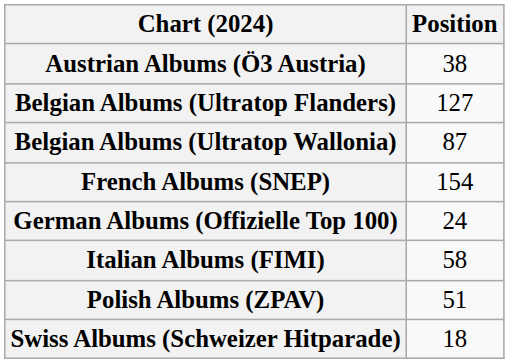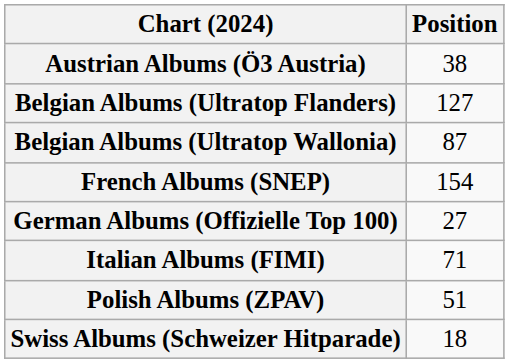(455, 220) 24 -> (455, 220) 27
(455, 260) 58 -> (455, 260) 71
